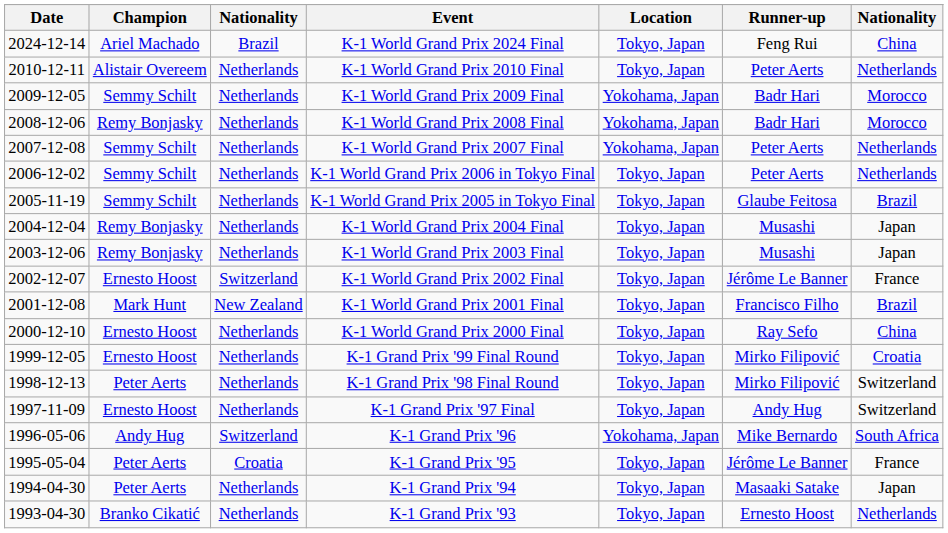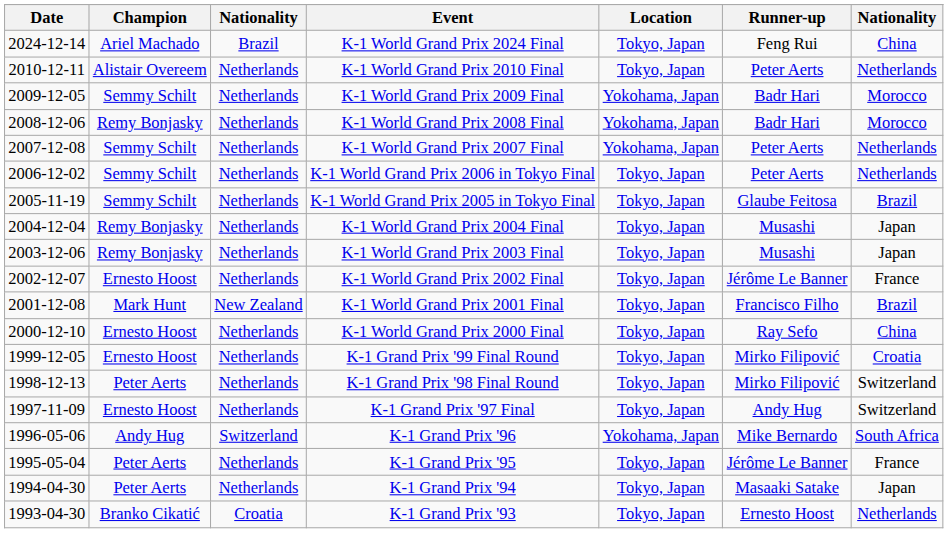(258, 278) Switzerland -> (258, 278) Netherlands
(258, 461) Croatia -> (258, 461) Netherlands
(258, 514) Netherlands -> (258, 514) Croatia
